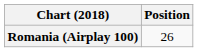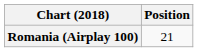(167, 36) 26 -> (167, 36) 21
